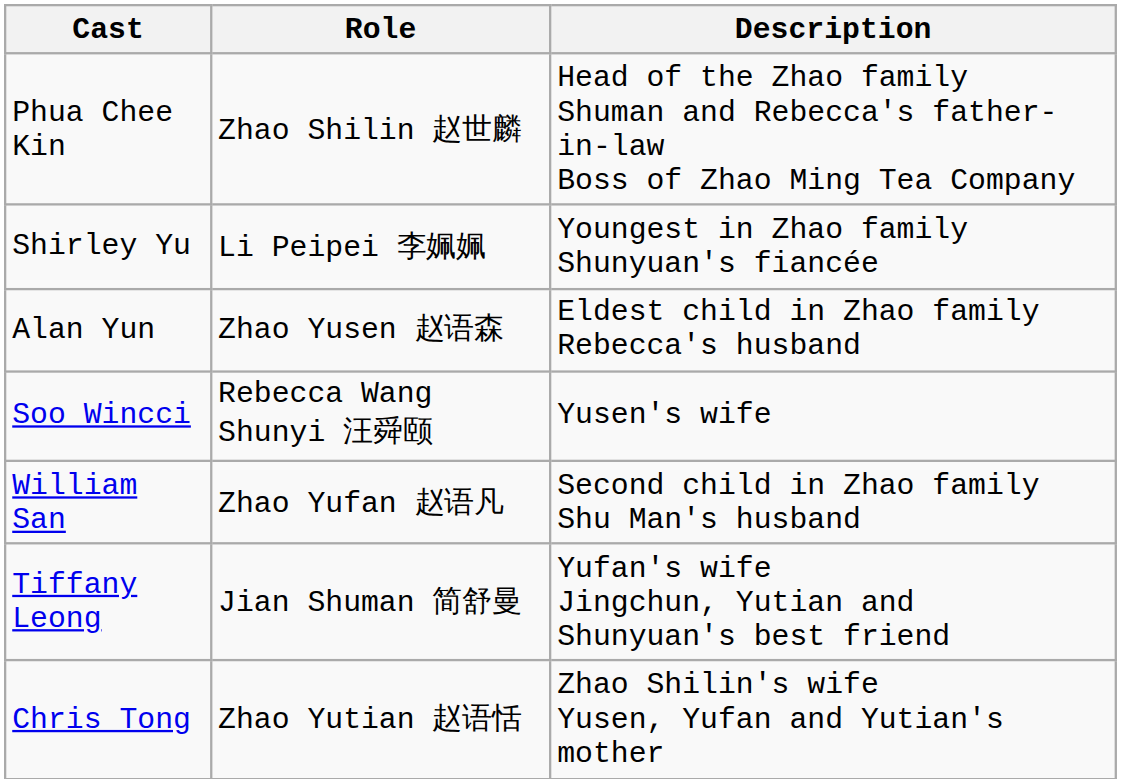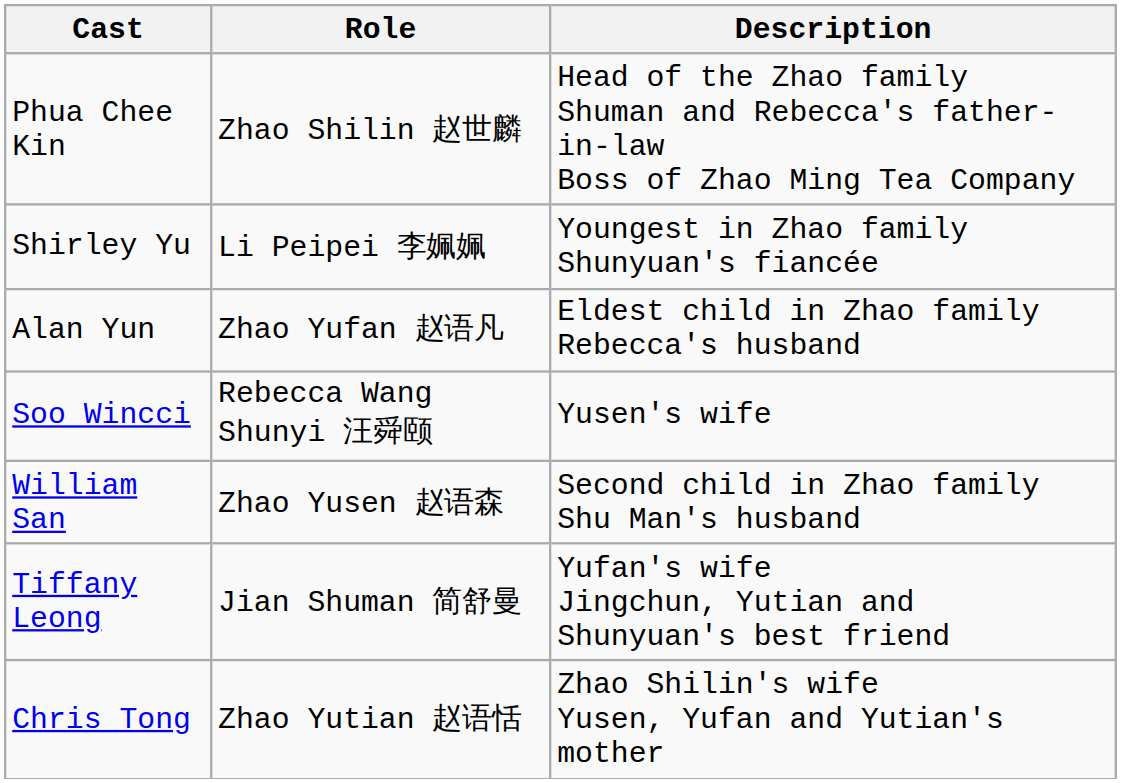(361, 331) Zhao Yusen 赵语森 -> (361, 331) Zhao Yufan 赵语凡
(361, 503) Zhao Yufan 赵语凡 -> (361, 503) Zhao Yusen 赵语森
